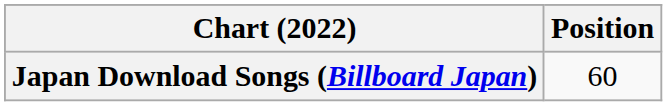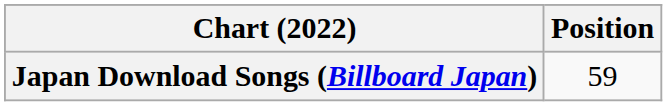(603, 75) 60 -> (603, 75) 59
